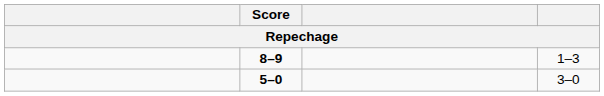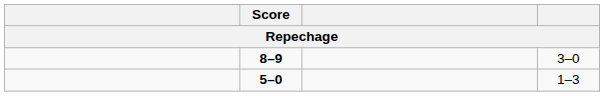(568, 58) 1–3 -> (568, 58) 3–0
(568, 79) 3–0 -> (568, 79) 1–3
